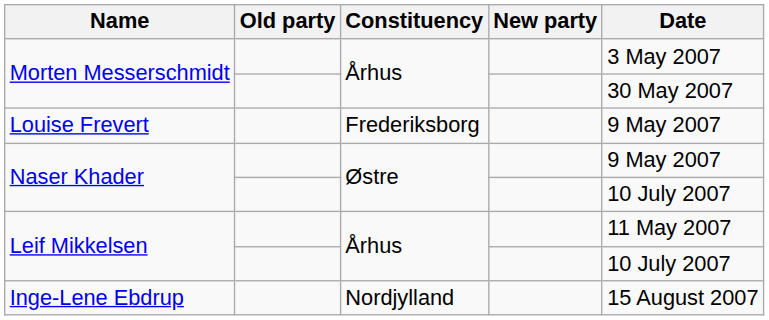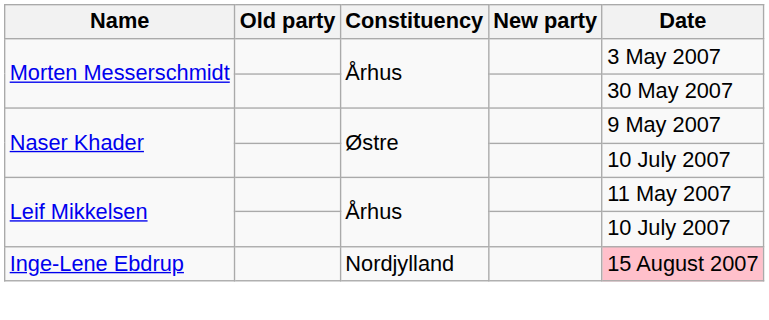- row: (79, 125)
(683, 297) no background -> (683, 263) pink background
